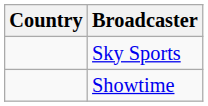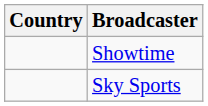rows swapped: (136, 52) <-> (133, 85)
